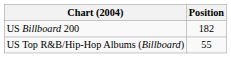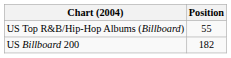rows swapped: (43, 28) <-> (95, 45)
